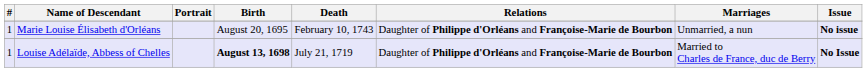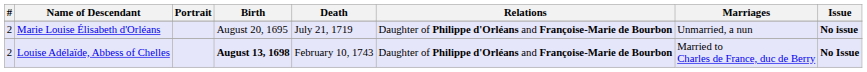(9, 30) 1 -> (9, 30) 2
(334, 30) February 10, 1743 -> (324, 30) July 21, 1719
(9, 53) 1 -> (9, 53) 2
(324, 53) July 21, 1719 -> (334, 53) February 10, 1743
